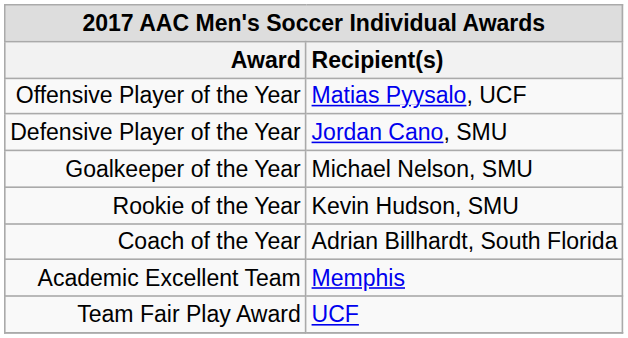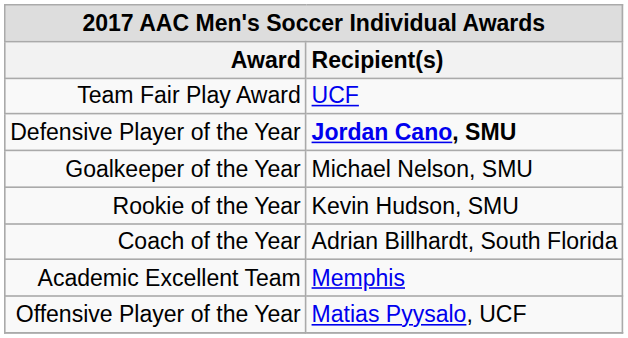rows swapped: (158, 96) <-> (189, 315)
(409, 133) normal -> (414, 133) bold
